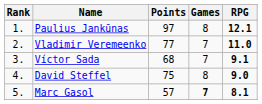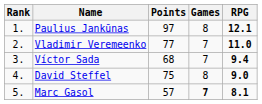(240, 60) 9.1 -> (240, 60) 9.4
